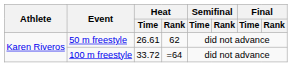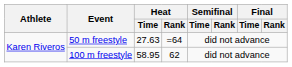(148, 40) 26.61 -> (148, 40) 27.63
(174, 40) 62 -> (174, 40) =64
(148, 55) 33.72 -> (148, 55) 58.95
(174, 55) =64 -> (174, 55) 62
